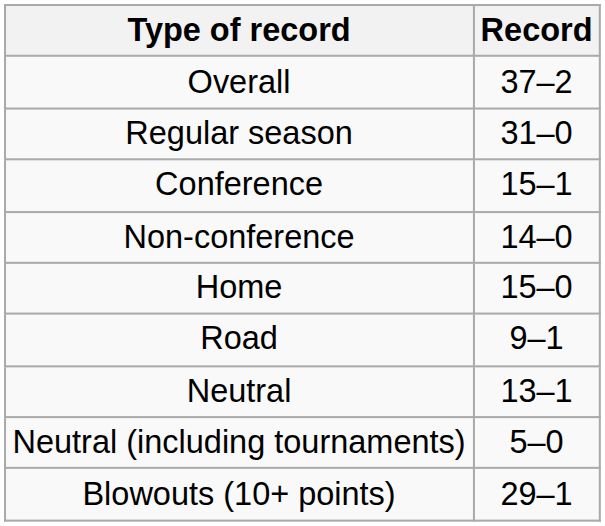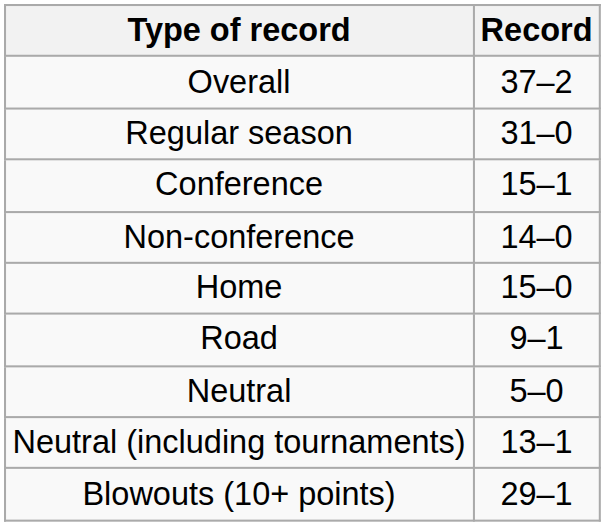(537, 390) 13–1 -> (537, 390) 5–0
(537, 442) 5–0 -> (537, 442) 13–1
